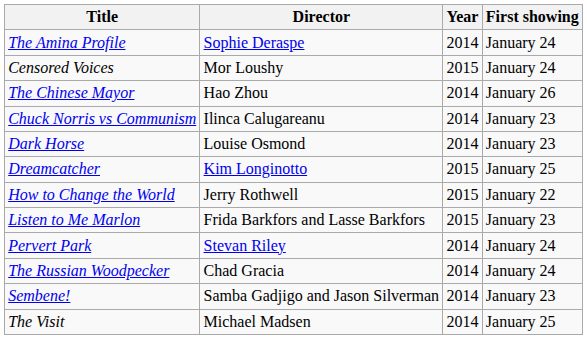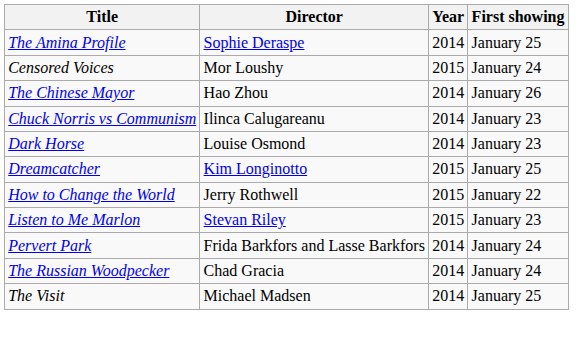(521, 42) January 24 -> (506, 42) January 25
(314, 220) Frida Barkfors and Lasse Barkfors -> (245, 220) Stevan Riley
(245, 245) Stevan Riley -> (314, 245) Frida Barkfors and Lasse Barkfors
- row: (39, 296)
